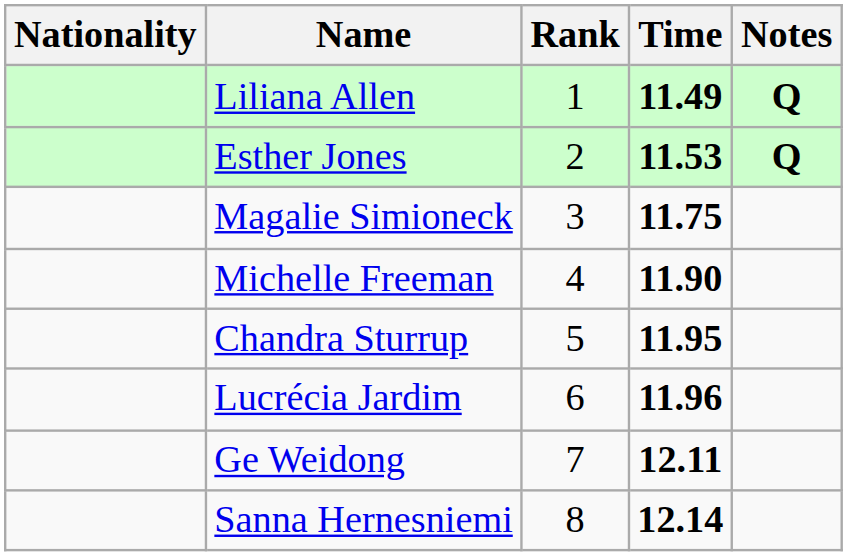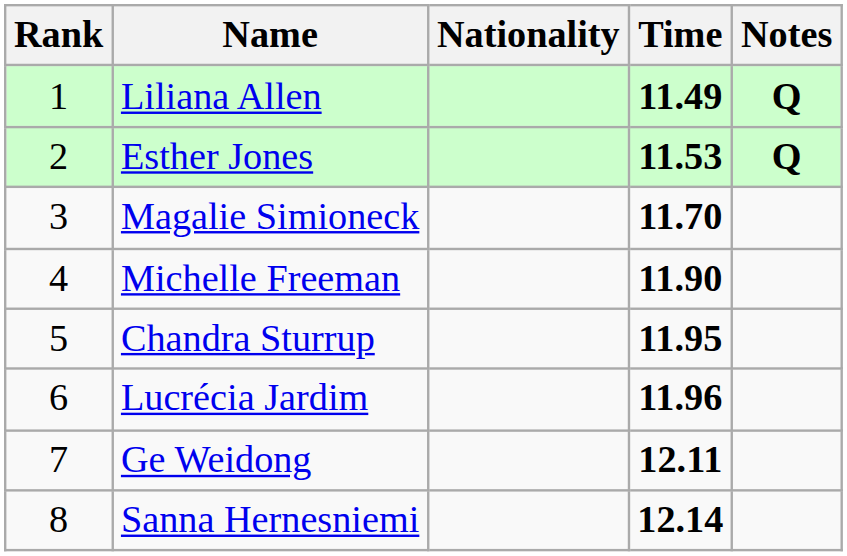columns swapped: (575, 34) <-> (105, 34)
(680, 216) 11.75 -> (680, 216) 11.70
